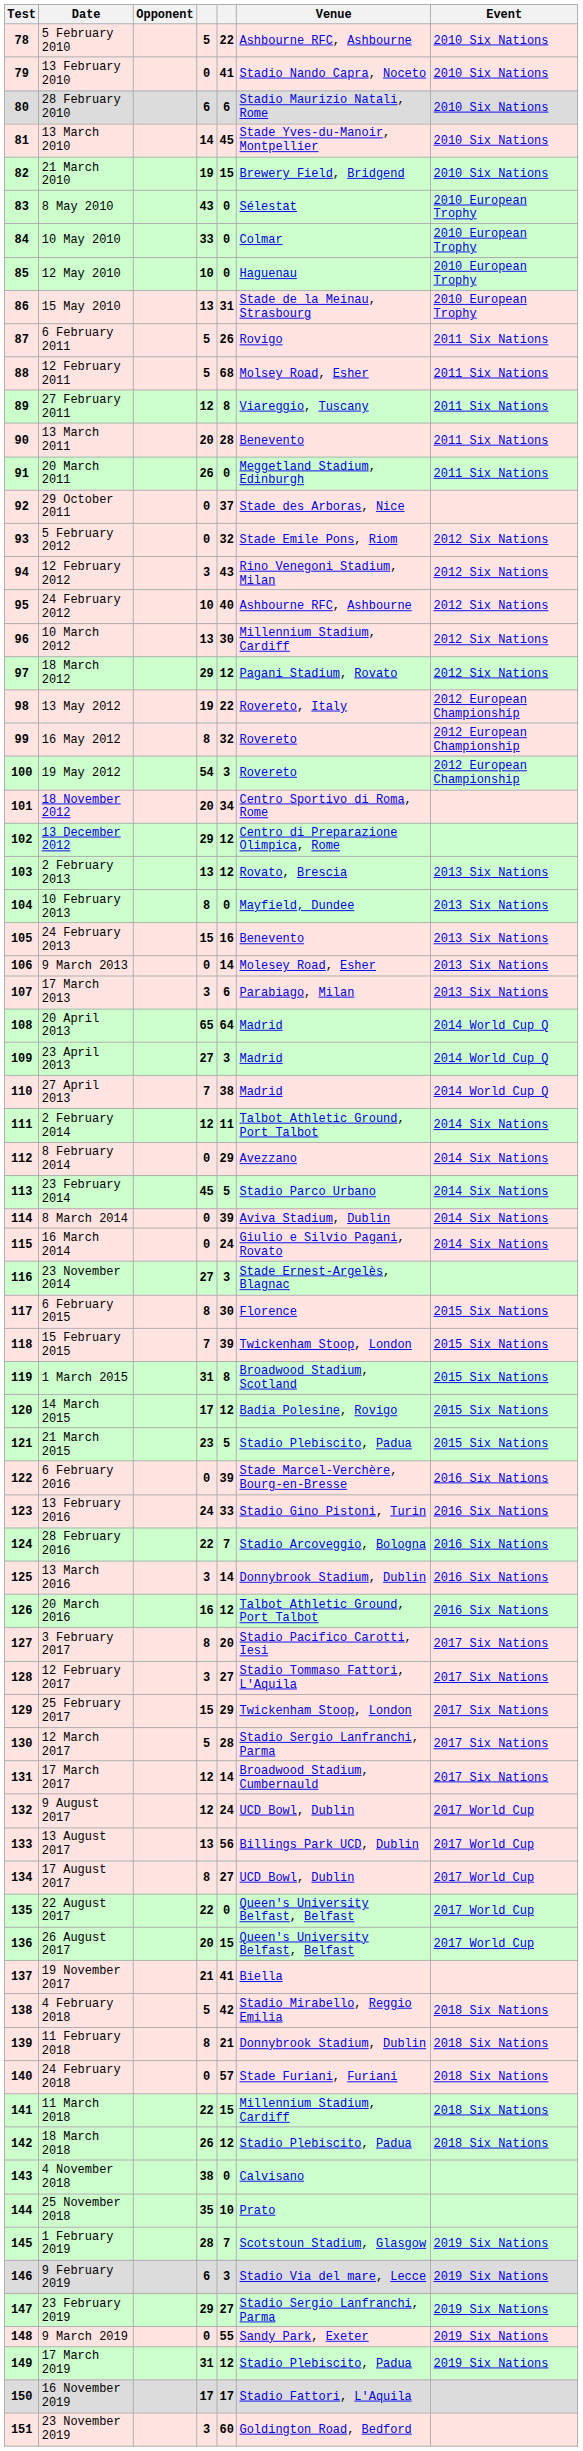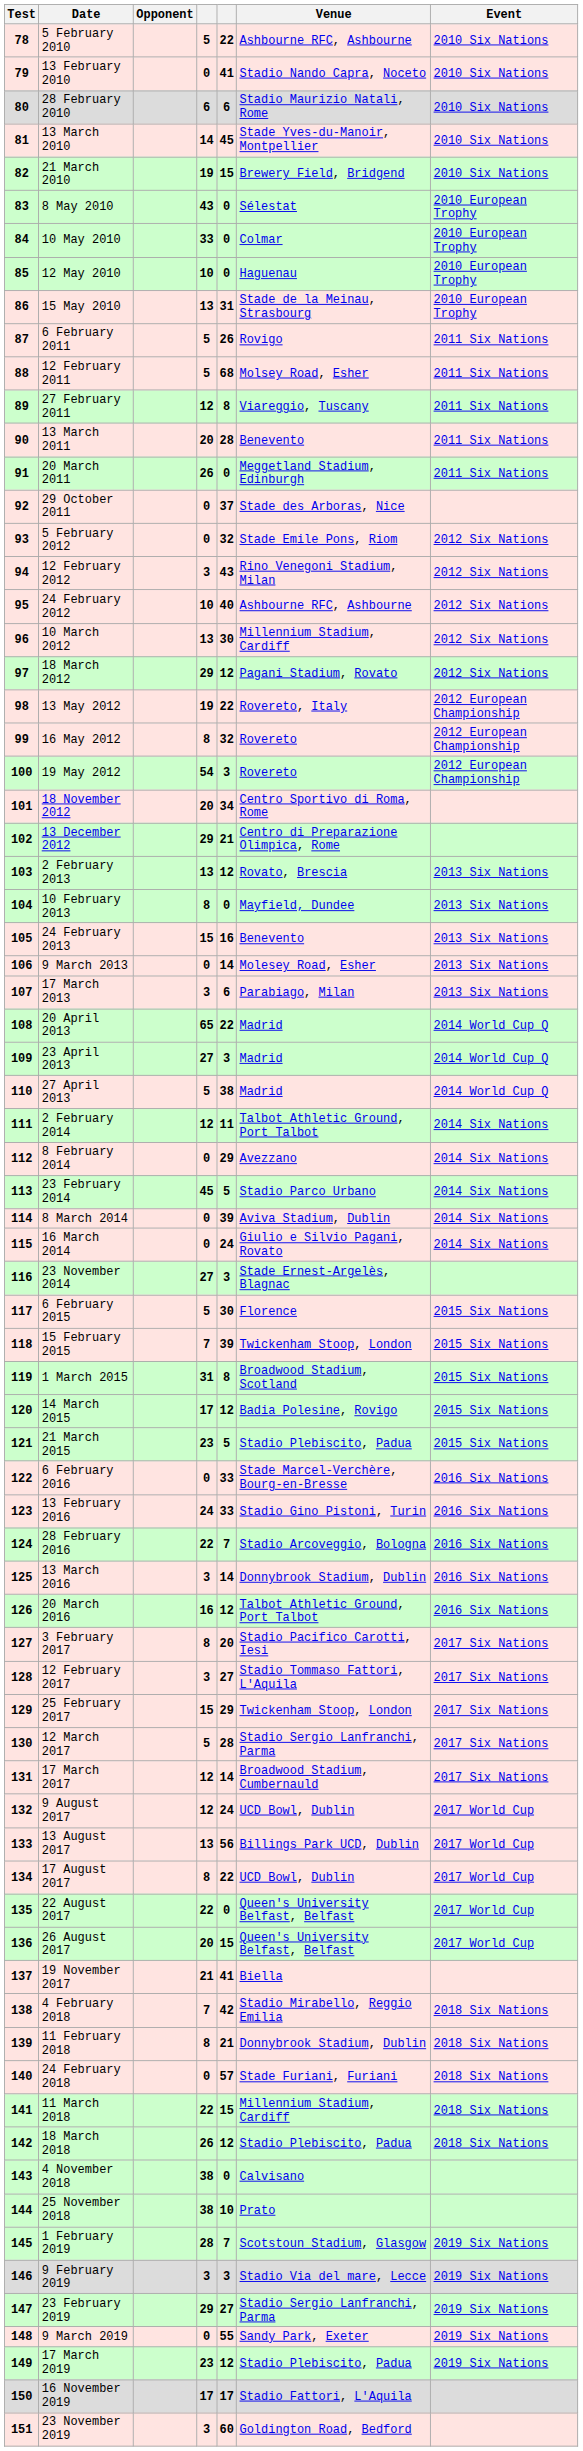(227, 840) 12 -> (227, 840) 21
(227, 1026) 64 -> (227, 1026) 22
(207, 1092) 7 -> (207, 1092) 5
(207, 1311) 8 -> (207, 1311) 5
(227, 1478) 39 -> (227, 1478) 33
(227, 1877) 27 -> (227, 1877) 22
(207, 2011) 5 -> (207, 2011) 7
(207, 2210) 35 -> (207, 2210) 38
(207, 2277) 6 -> (207, 2277) 3
(207, 2363) 31 -> (207, 2363) 23
